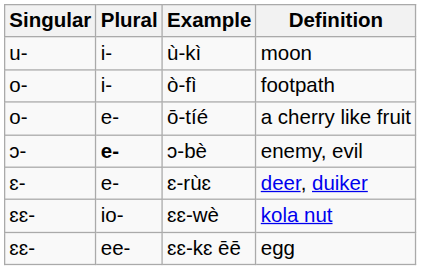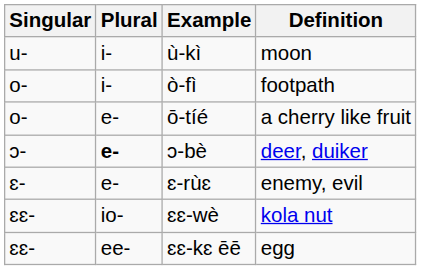(312, 150) enemy, evil -> (314, 150) deer, duiker
(314, 183) deer, duiker -> (312, 183) enemy, evil
